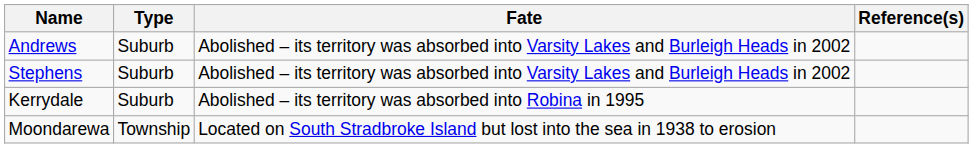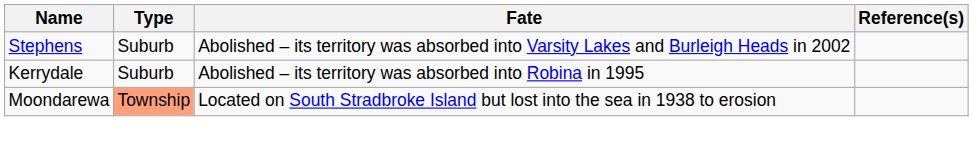- row: (42, 45)
(154, 128) no background -> (154, 101) lightsalmon background
